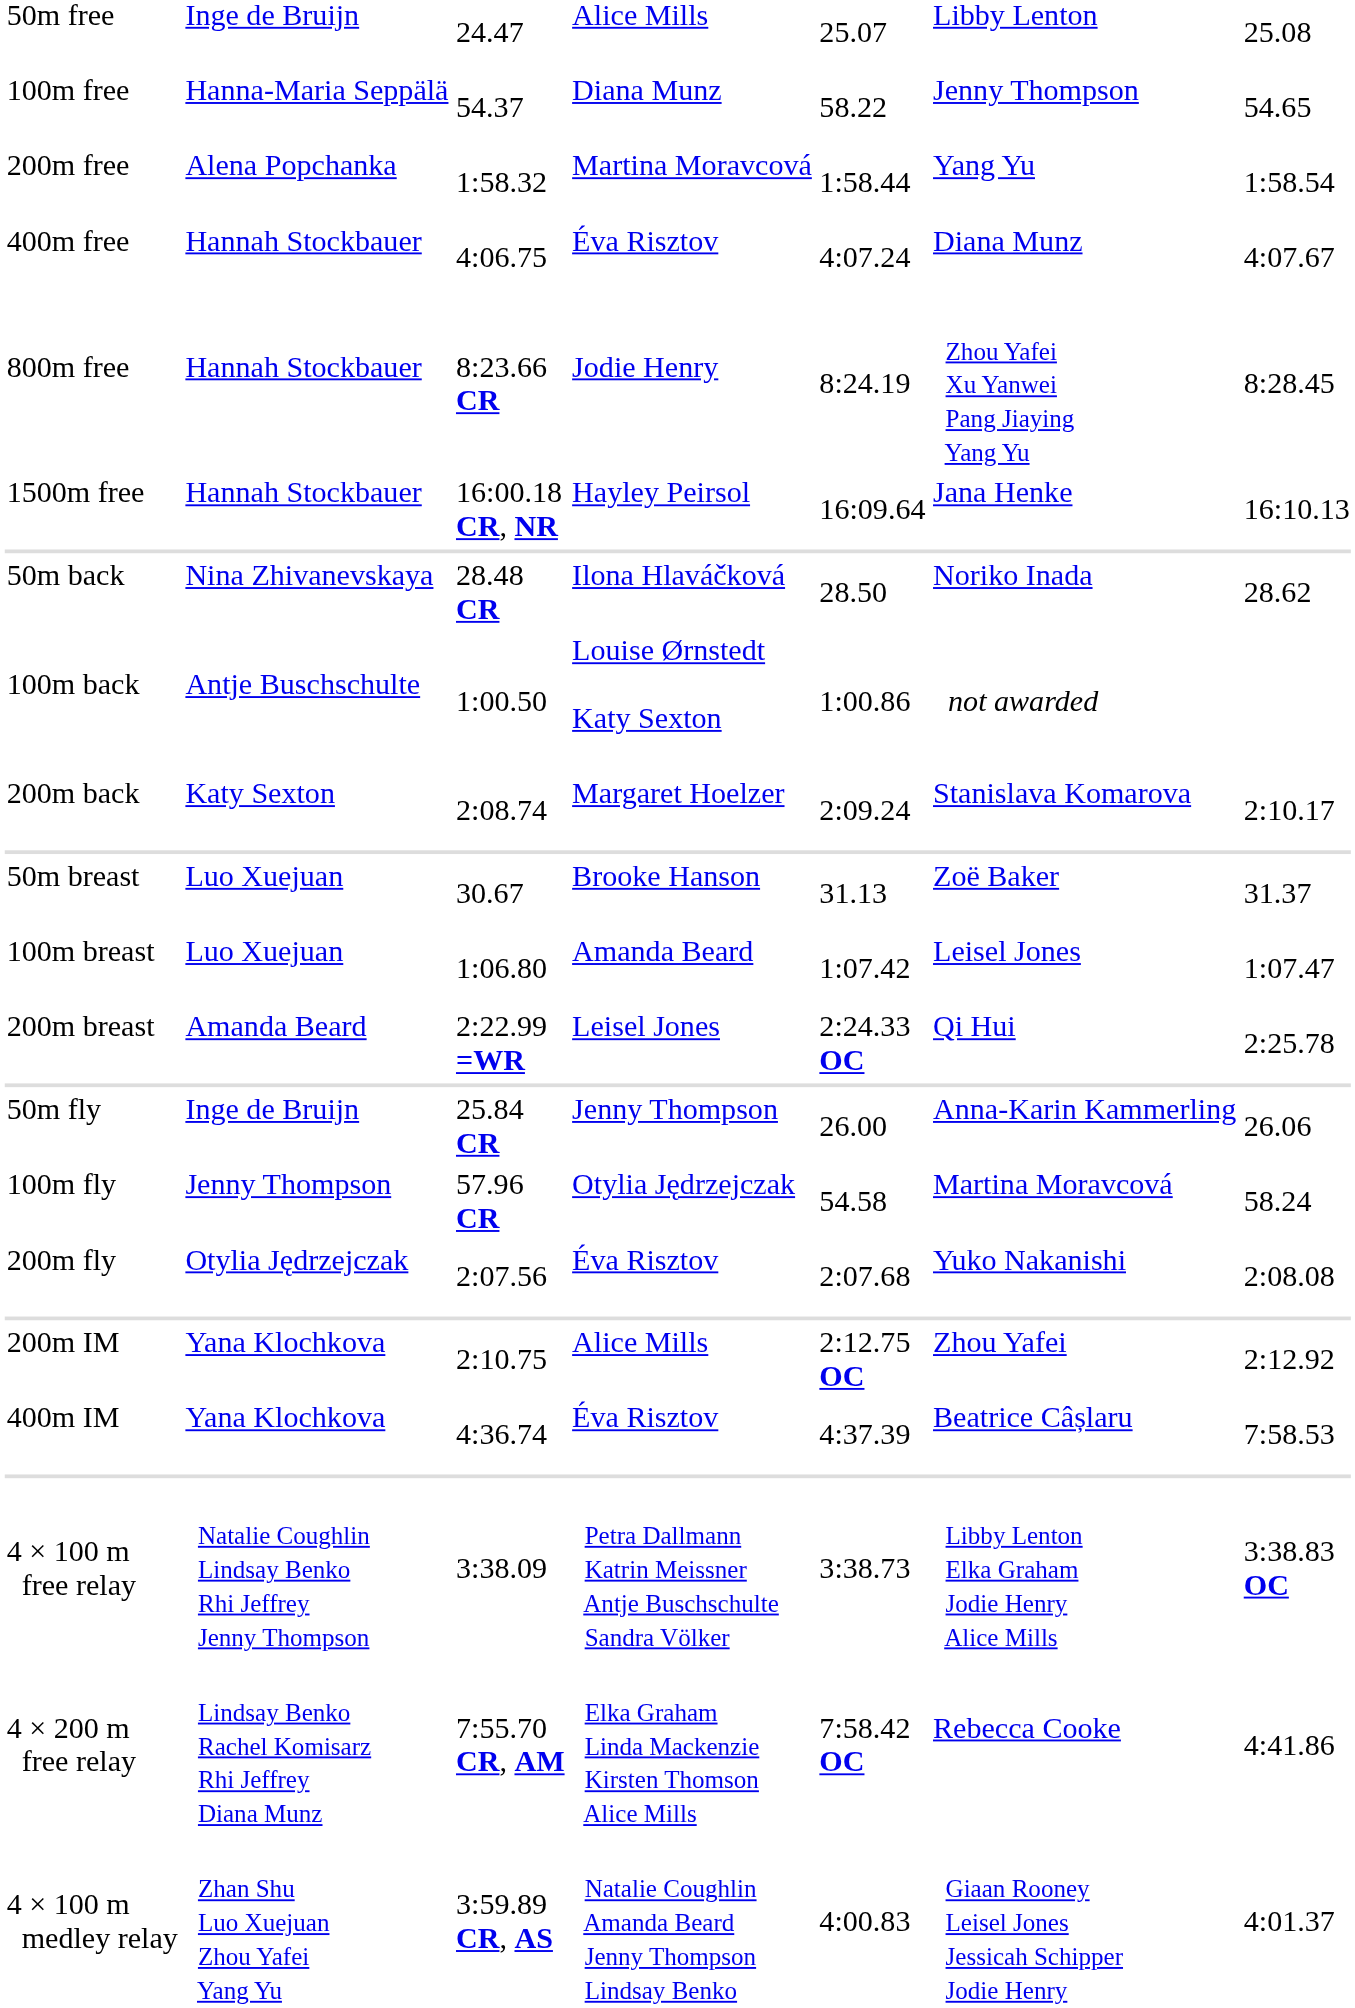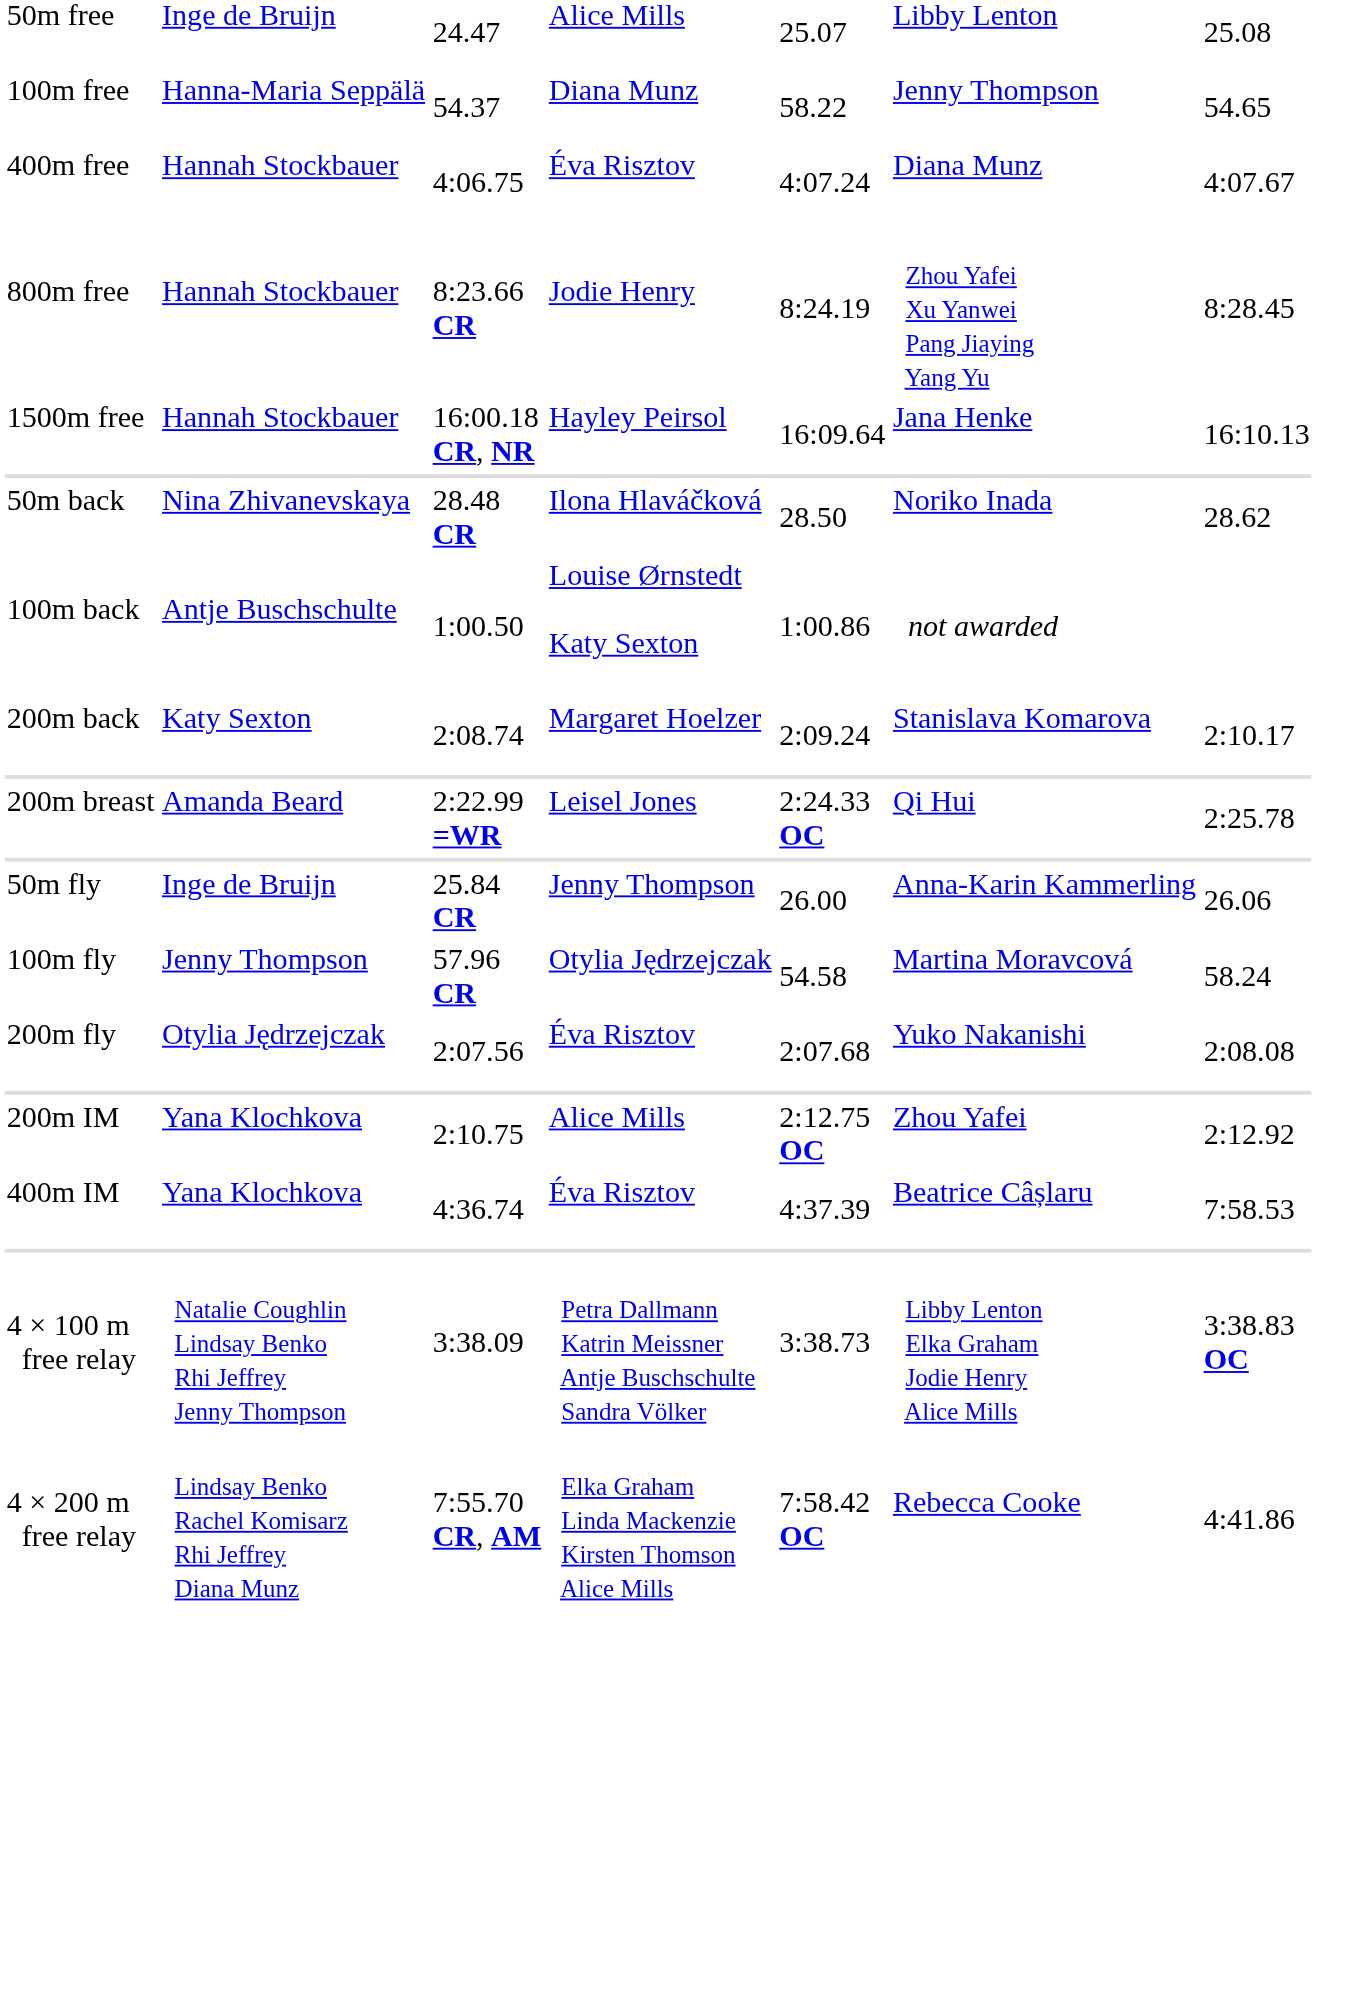- row: (68, 182)
- row: (73, 893)
- row: (81, 968)
- row: (92, 1921)
